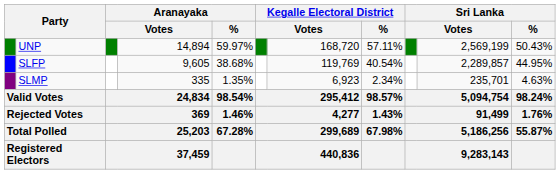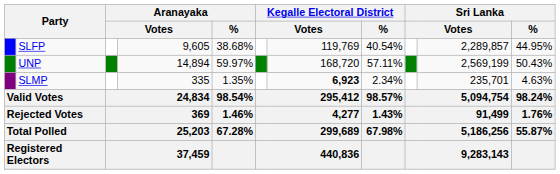rows swapped: (30, 47) <-> (32, 64)
(346, 81) normal -> (346, 81) bold
